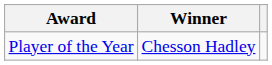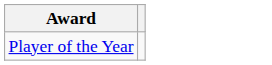- column: (198, 18)
